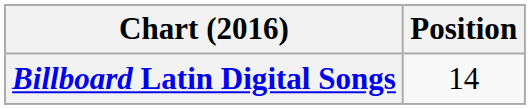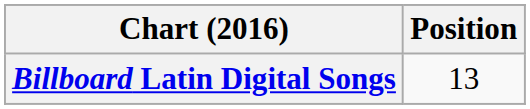(464, 78) 14 -> (464, 78) 13
